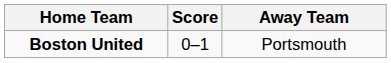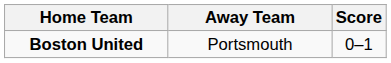columns swapped: (195, 17) <-> (304, 17)
